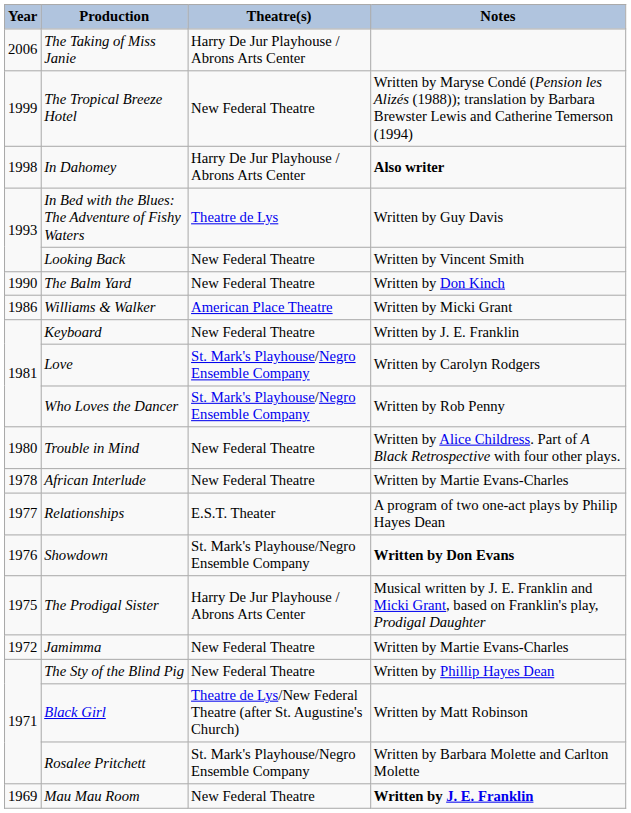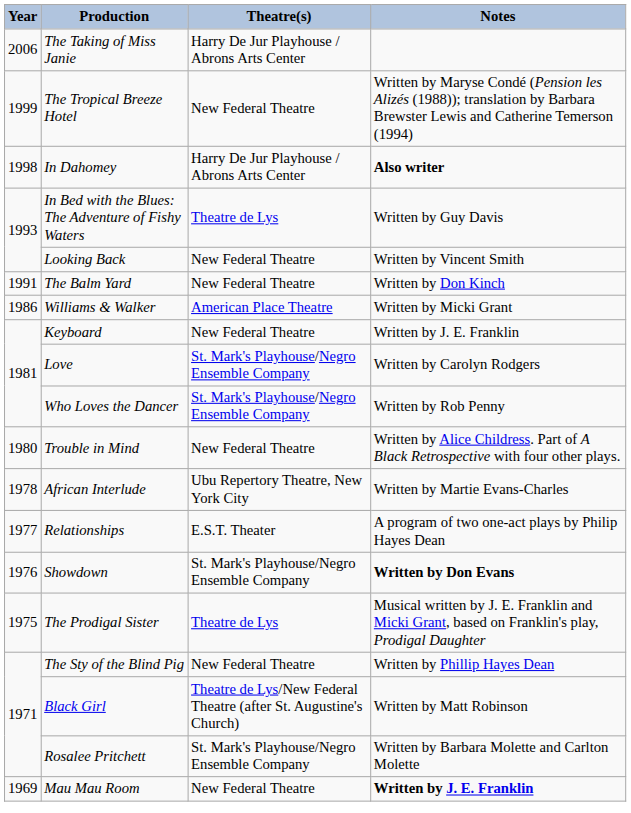(23, 283) 1990 -> (23, 283) 1991
(253, 481) New Federal Theatre -> (277, 489) Ubu Repertory Theatre, New York City
(265, 605) Harry De Jur Playhouse / Abrons Arts Center -> (235, 623) Theatre de Lys
- row: (73, 647)
